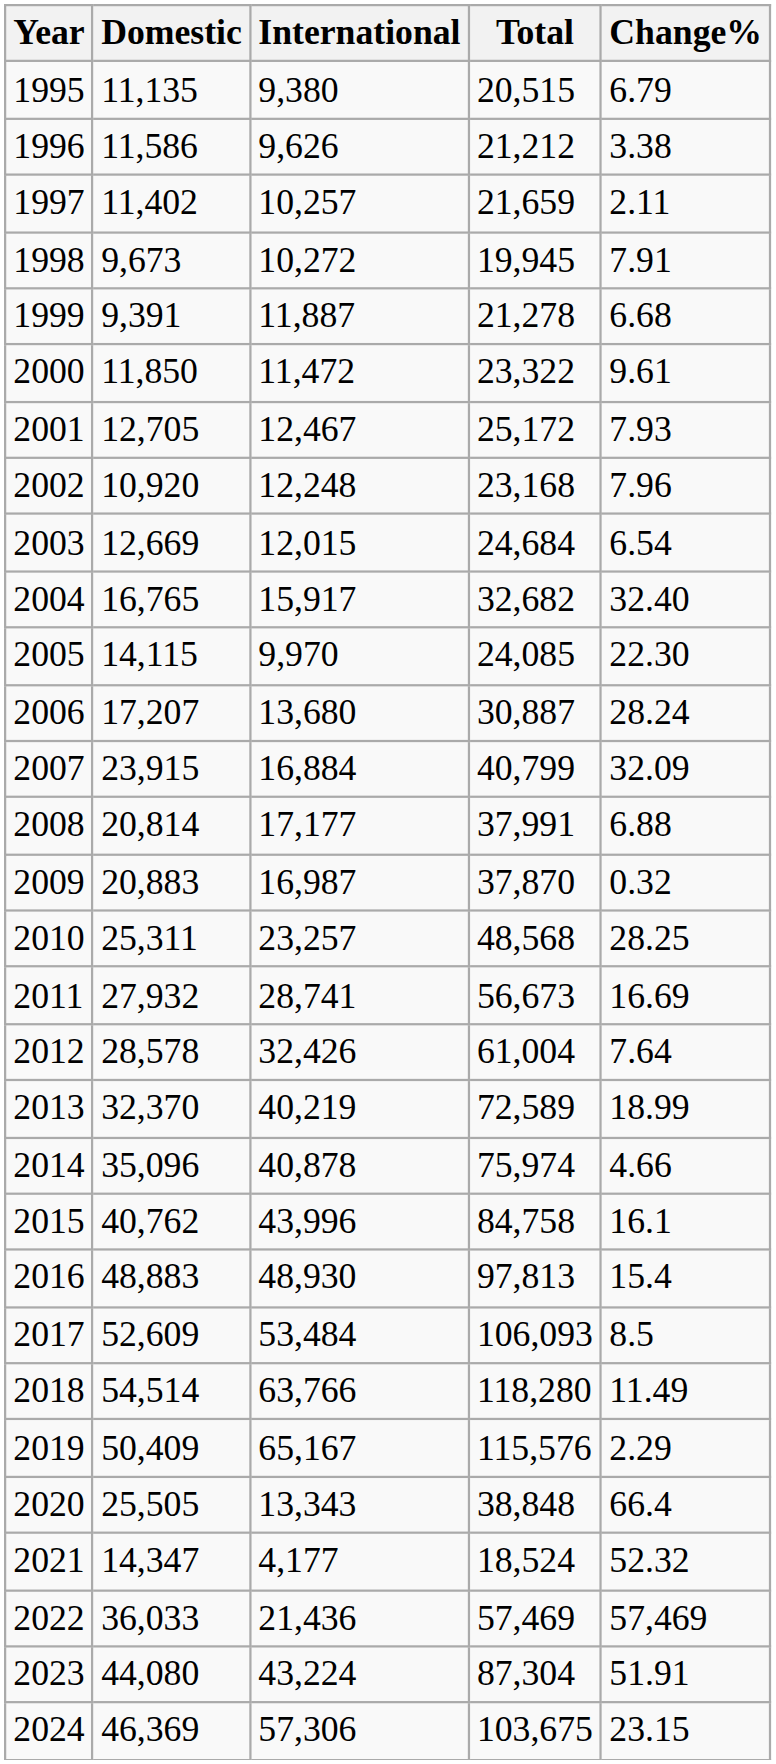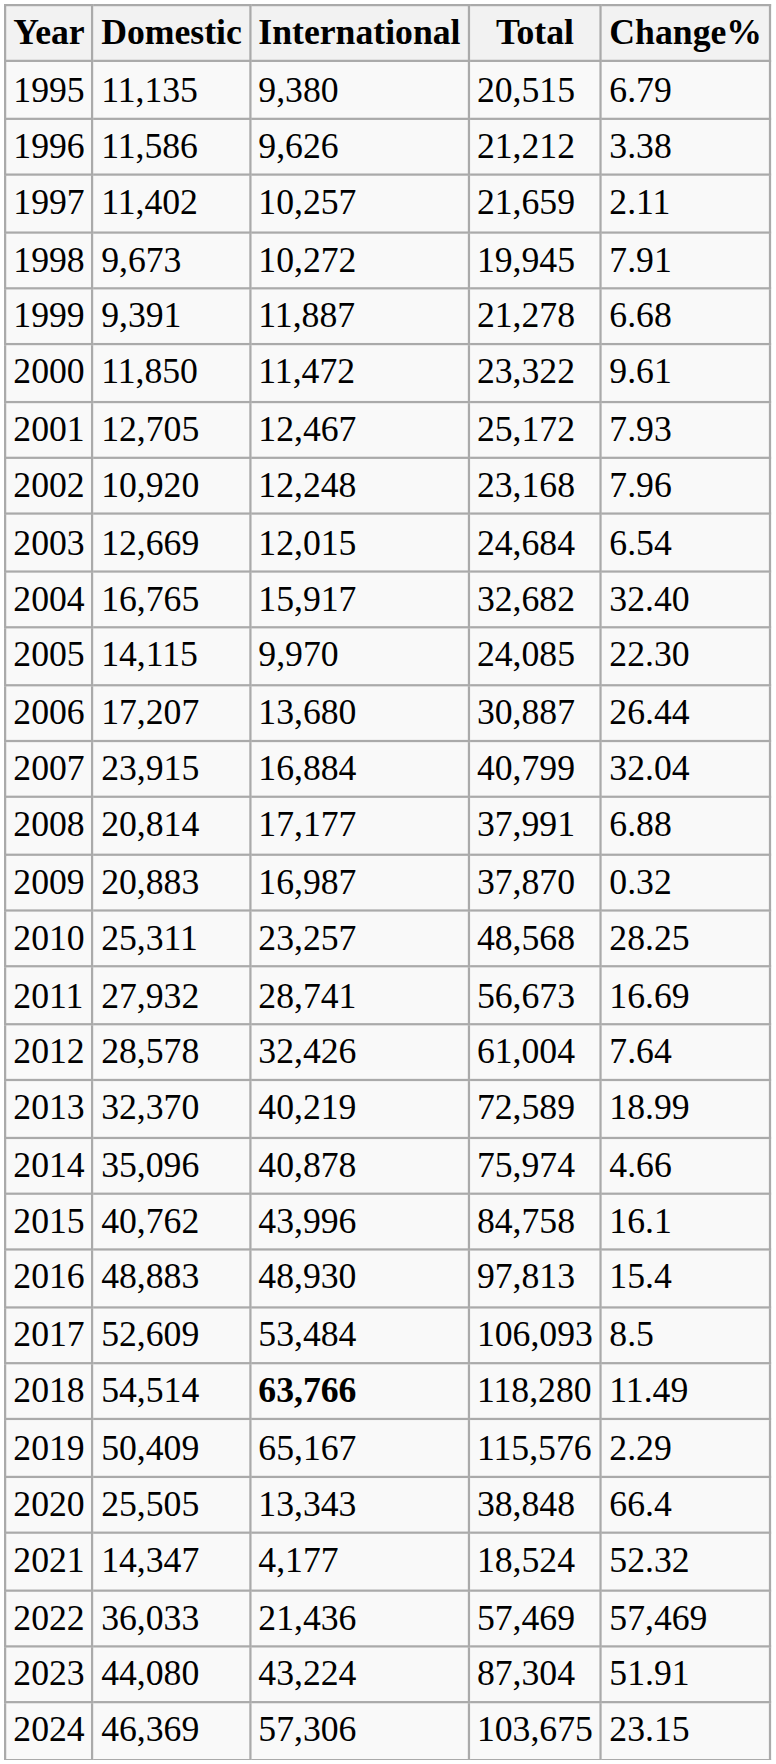(649, 711) 28.24 -> (649, 711) 26.44
(649, 768) 32.09 -> (649, 768) 32.04
(307, 1390) normal -> (307, 1390) bold
